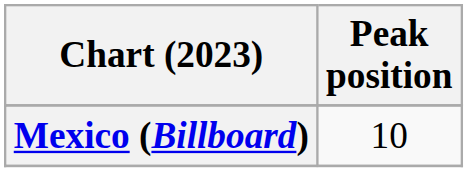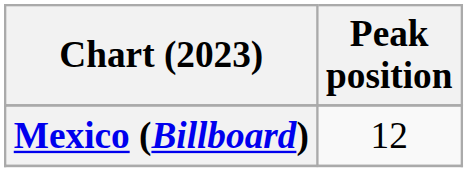(389, 135) 10 -> (389, 135) 12
